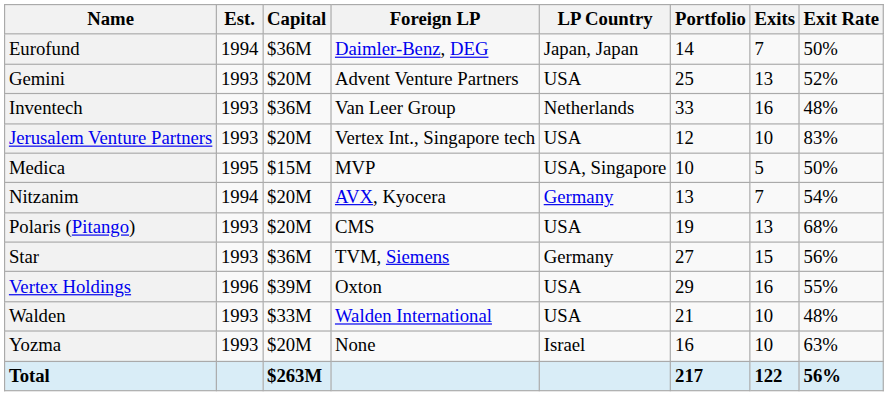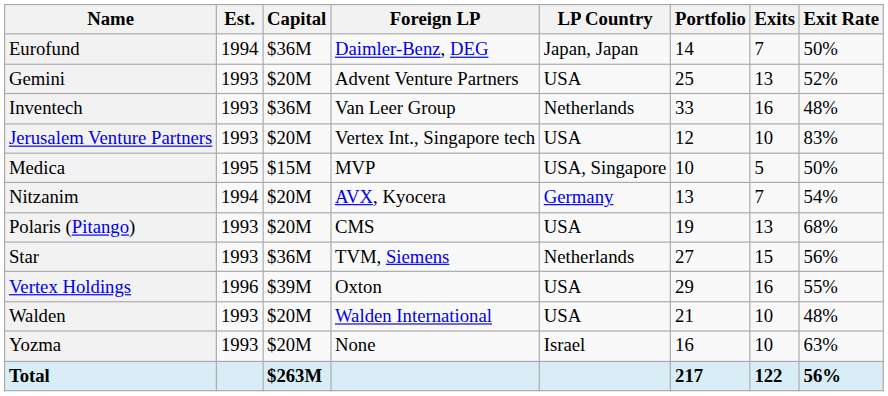(579, 256) Germany -> (589, 256) Netherlands
(289, 316) $33M -> (289, 316) $20M
